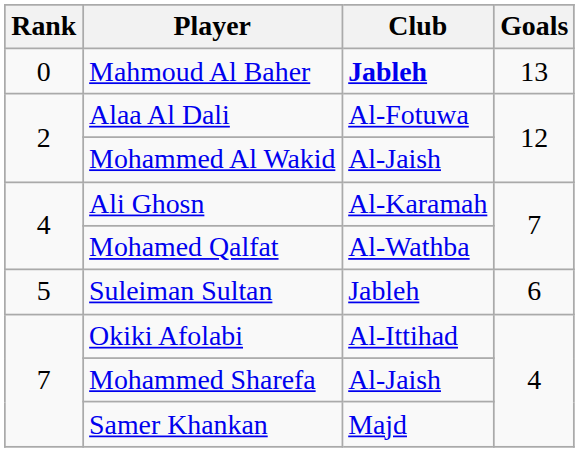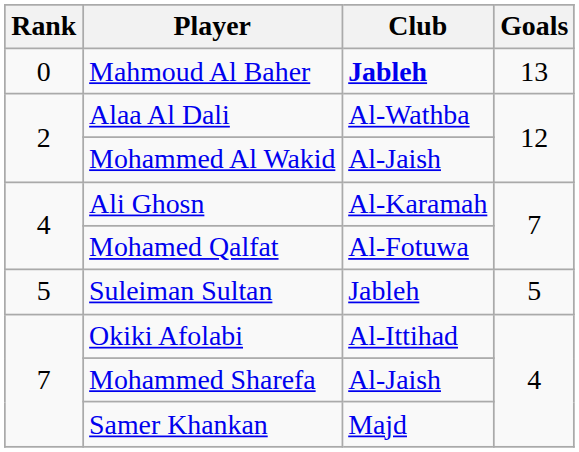(409, 114) Al-Fotuwa -> (409, 114) Al-Wathba
(409, 247) Al-Wathba -> (409, 247) Al-Fotuwa
(534, 291) 6 -> (534, 291) 5
